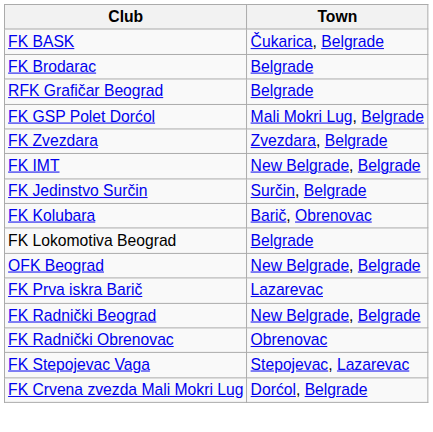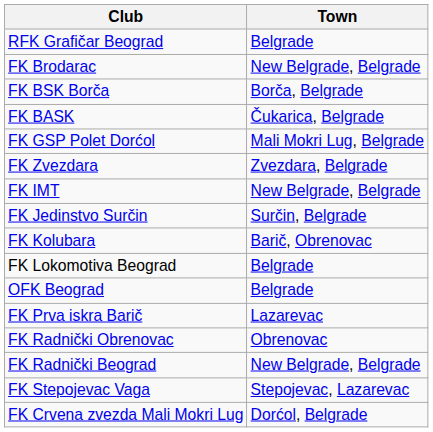rows swapped: (41, 41) <-> (86, 91)
(282, 66) Belgrade -> (336, 66) New Belgrade, Belgrade
+ row: (59, 91)
(336, 265) New Belgrade, Belgrade -> (282, 290) Belgrade
rows swapped: (82, 315) <-> (91, 340)
